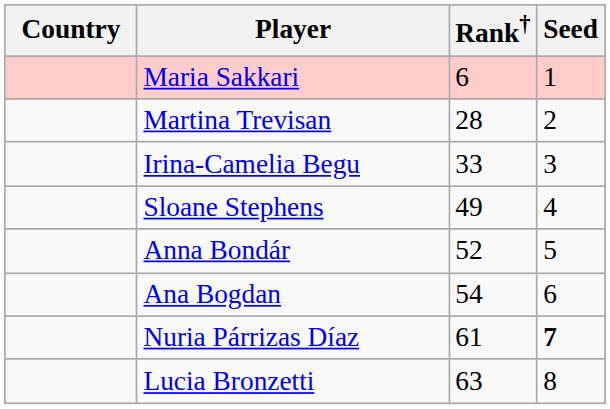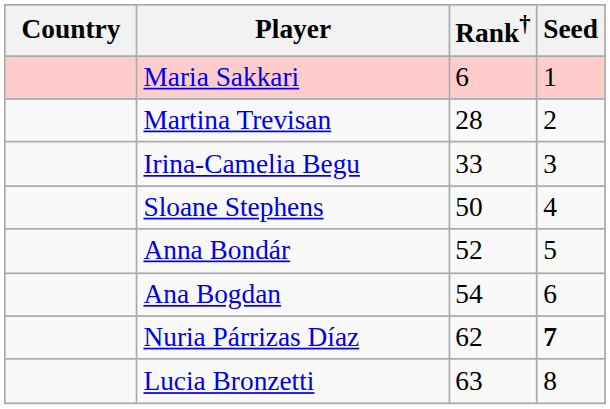(469, 207) 49 -> (469, 207) 50
(469, 337) 61 -> (469, 337) 62
